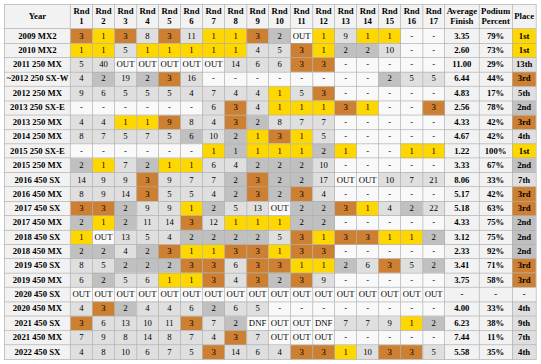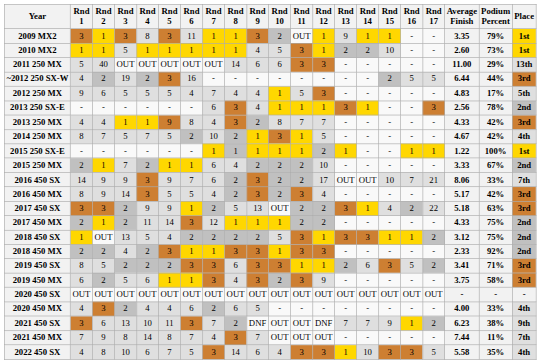(192, 136) 6 -> (192, 136) 2
(214, 179) 7 -> (214, 179) 6
